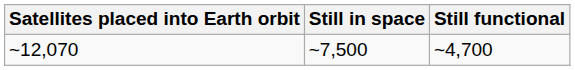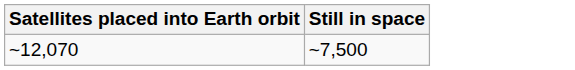- column: (499, 19)
